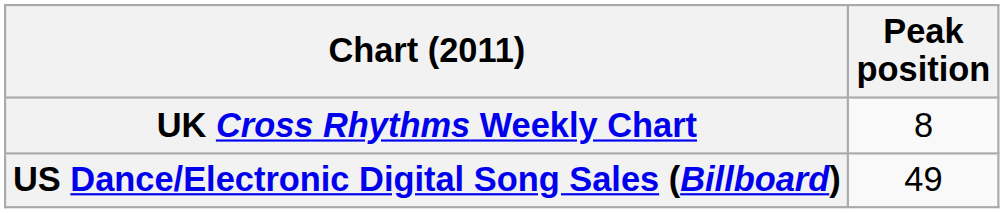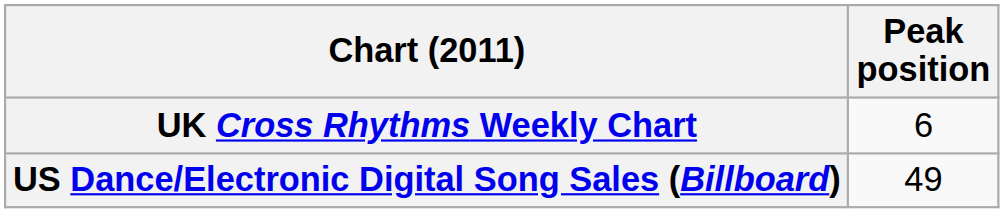(923, 125) 8 -> (923, 125) 6
